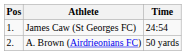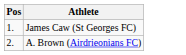- column: (162, 12)
